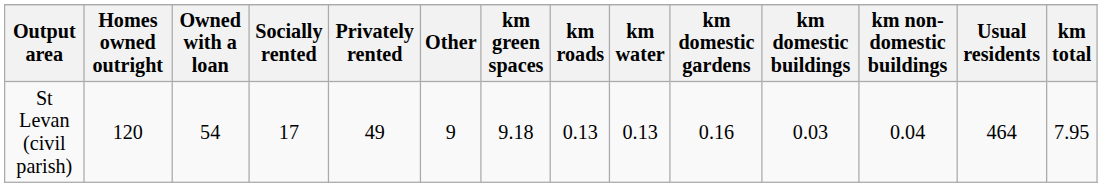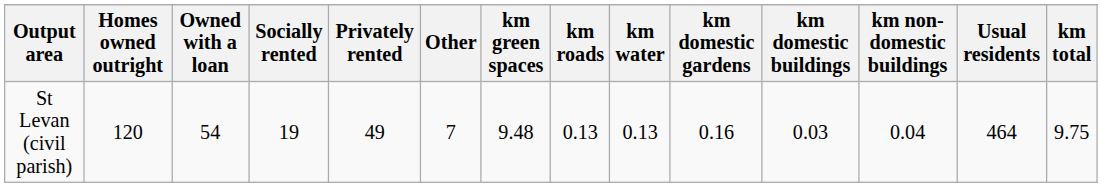(289, 131) 17 -> (289, 131) 19
(451, 131) 9 -> (451, 131) 7
(516, 131) 9.18 -> (516, 131) 9.48
(1072, 131) 7.95 -> (1072, 131) 9.75
